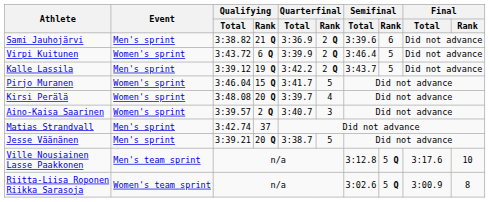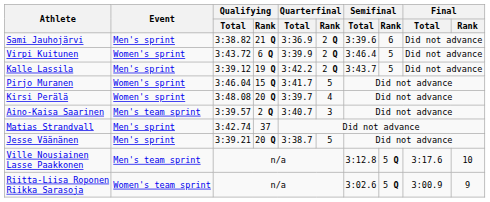(149, 112) Women's sprint -> (157, 112) Men's team sprint
(468, 184) 8 -> (468, 184) 9
